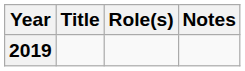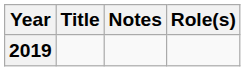columns swapped: (141, 19) <-> (209, 19)
